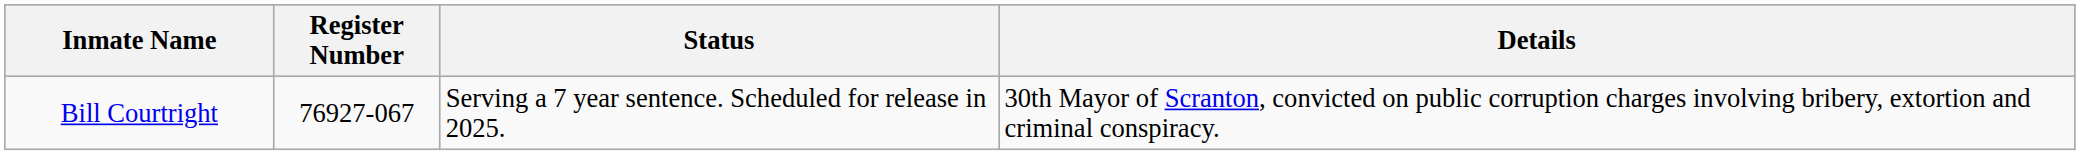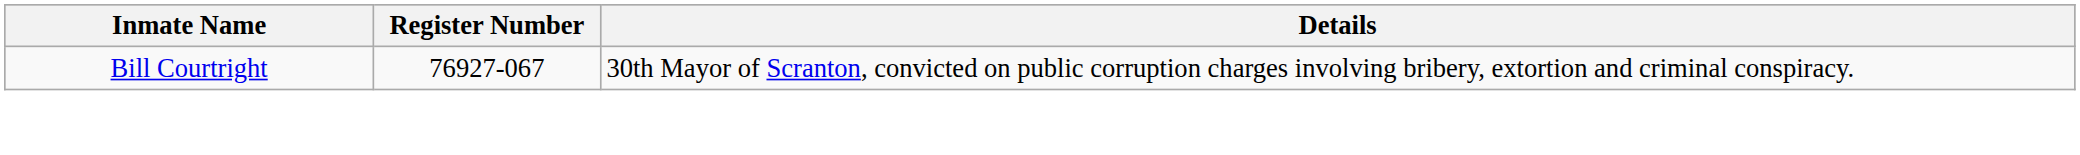- column: (719, 40)
